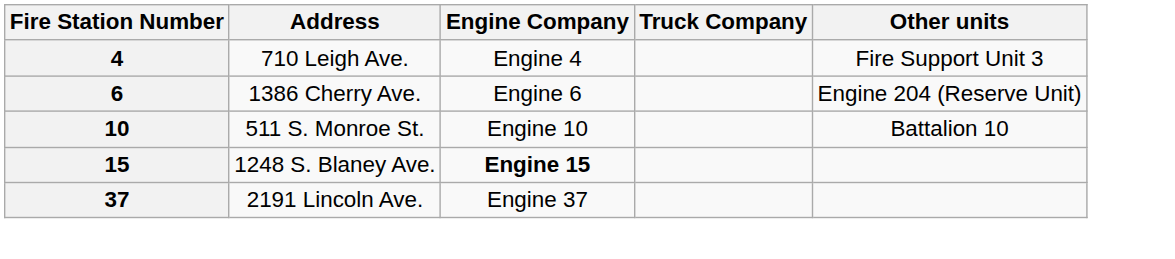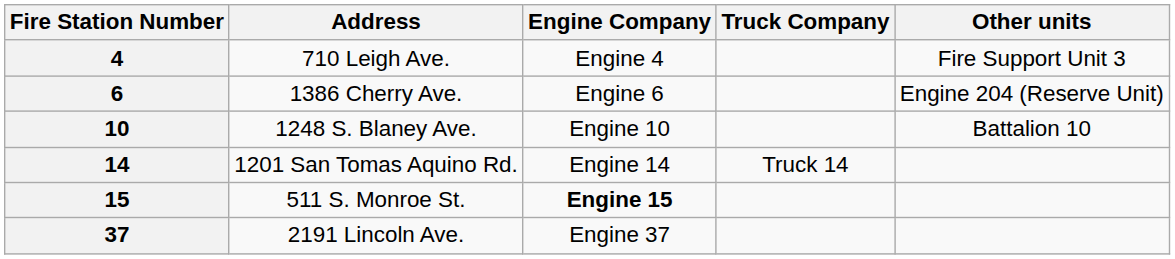(335, 128) 511 S. Monroe St. -> (376, 128) 1248 S. Blaney Ave.
+ row: (117, 164)
(335, 164) 1248 S. Blaney Ave. -> (376, 199) 511 S. Monroe St.
